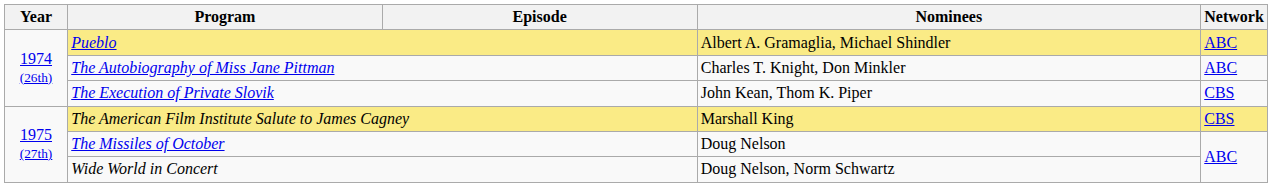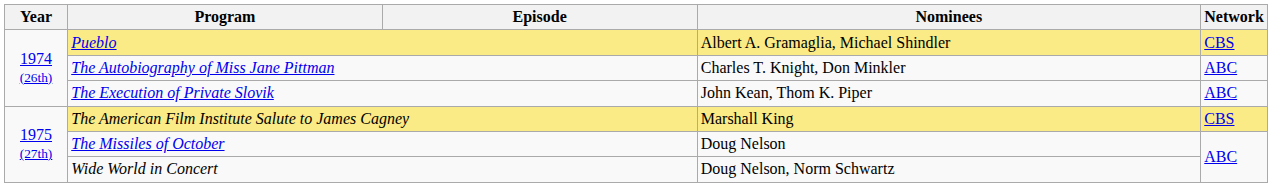(1221, 42) ABC -> (1219, 42) CBS
(1219, 93) CBS -> (1221, 93) ABC
